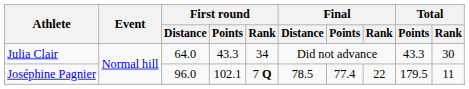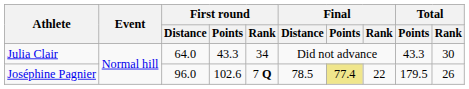(228, 74) 102.1 -> (228, 74) 102.6
(345, 74) no background -> (345, 74) khaki background
(448, 74) 11 -> (448, 74) 26
